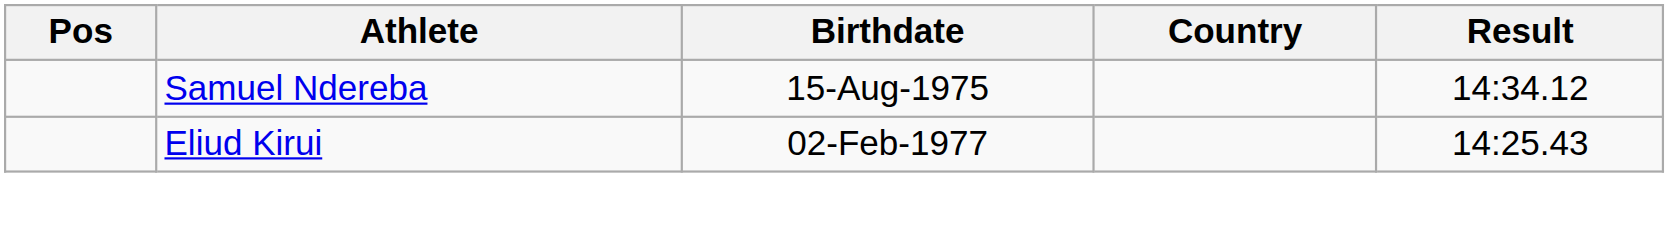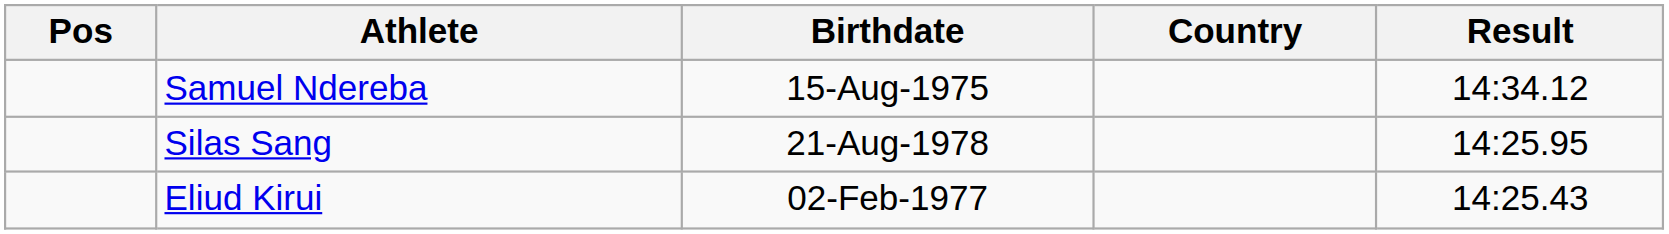+ row: (248, 143)
